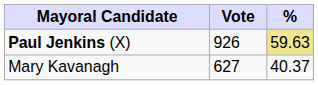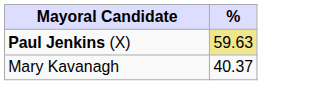- column: (238, 17)
